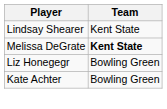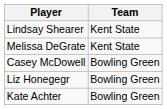(116, 46) bold -> (115, 46) normal
+ row: (46, 63)
